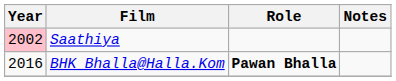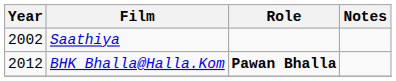(26, 40) pink background -> (26, 40) no background
(26, 64) 2016 -> (26, 64) 2012
